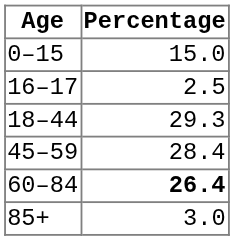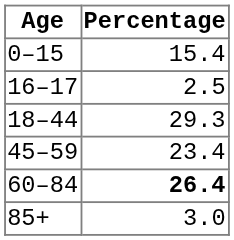(197, 55) 15.0 -> (197, 55) 15.4
(197, 153) 28.4 -> (197, 153) 23.4
